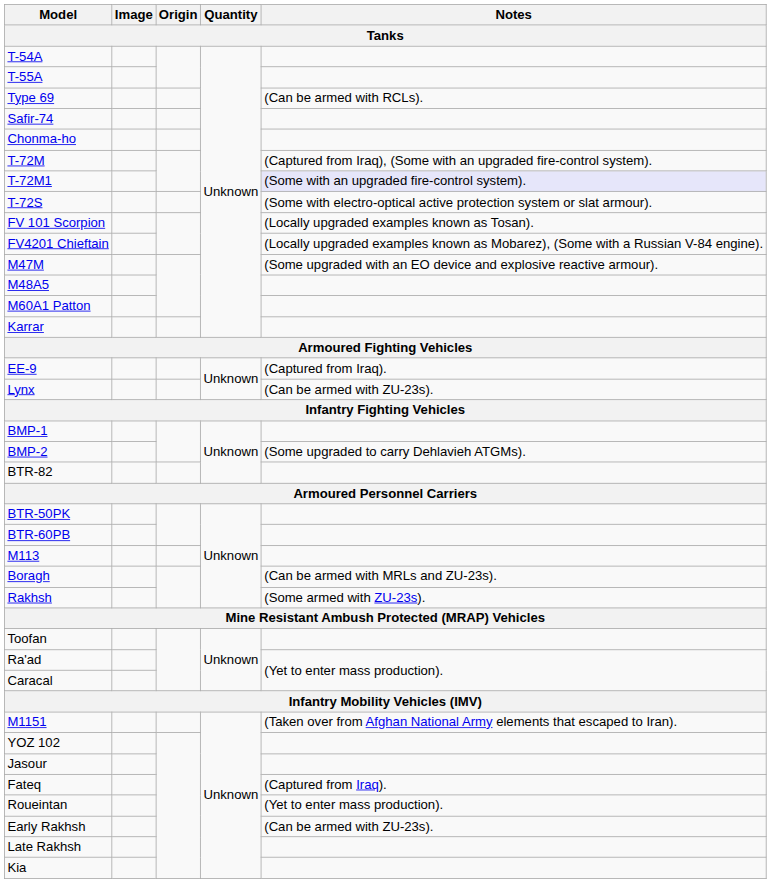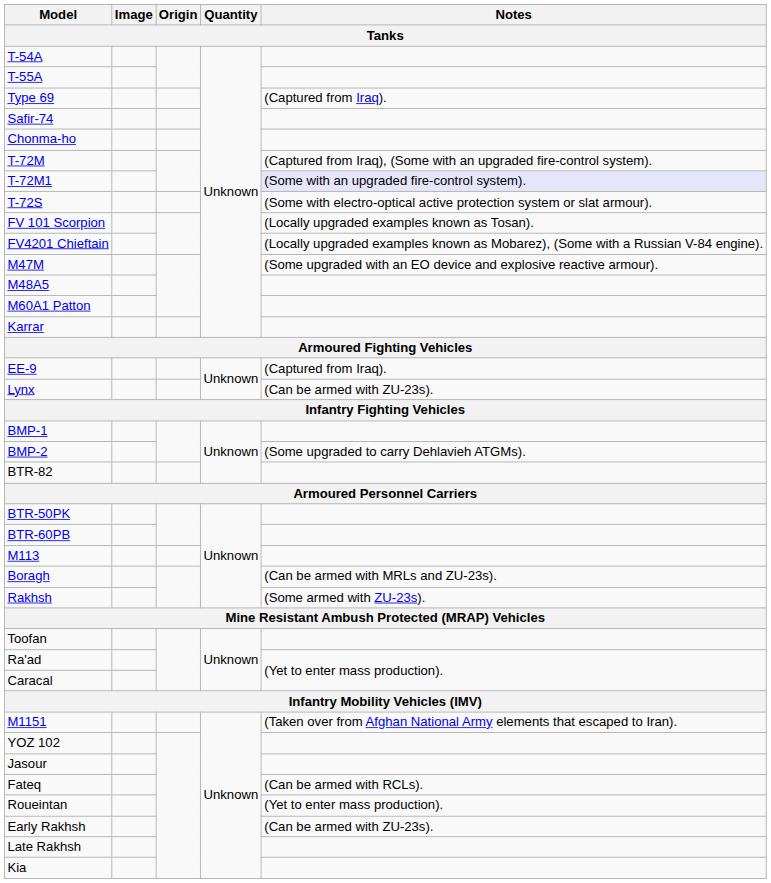(344, 98) (Can be armed with RCLs). -> (326, 98) (Captured from Iraq).
(326, 784) (Captured from Iraq). -> (344, 784) (Can be armed with RCLs).
